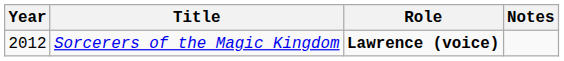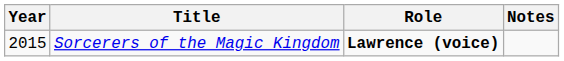(27, 43) 2012 -> (27, 43) 2015
